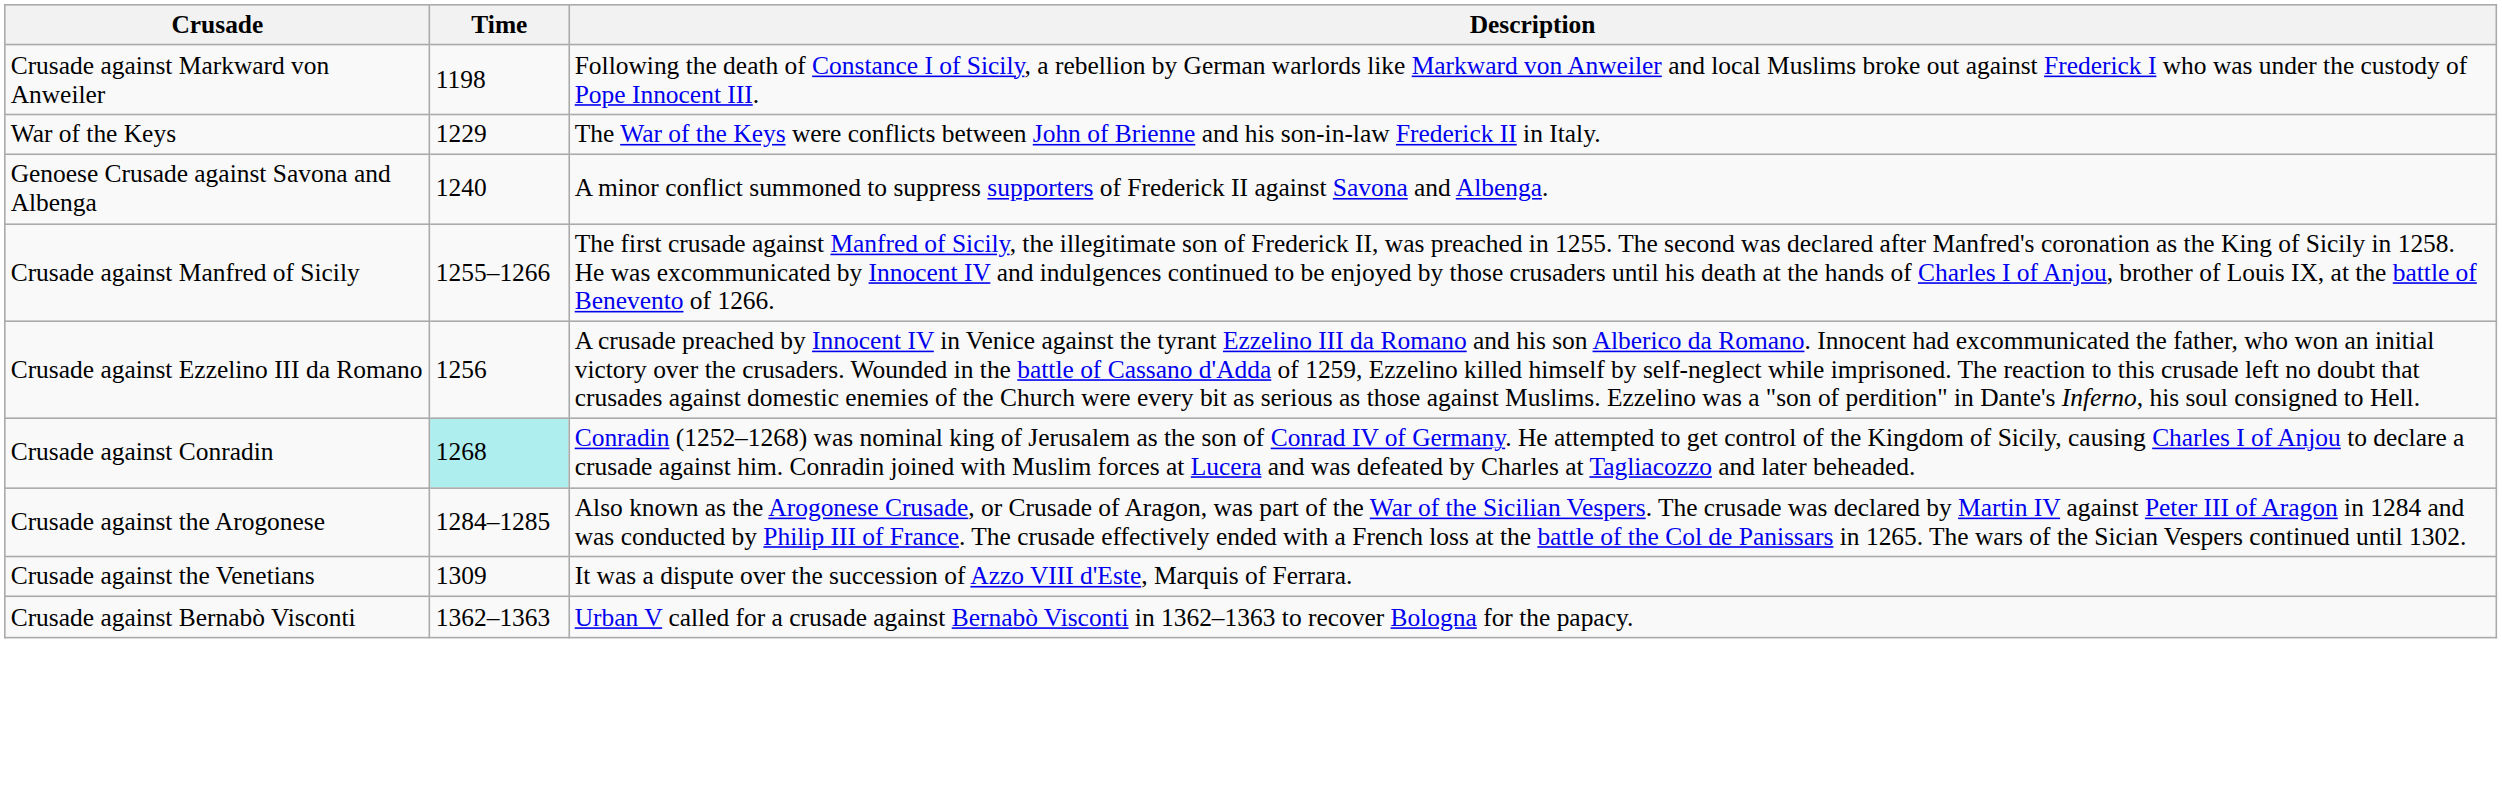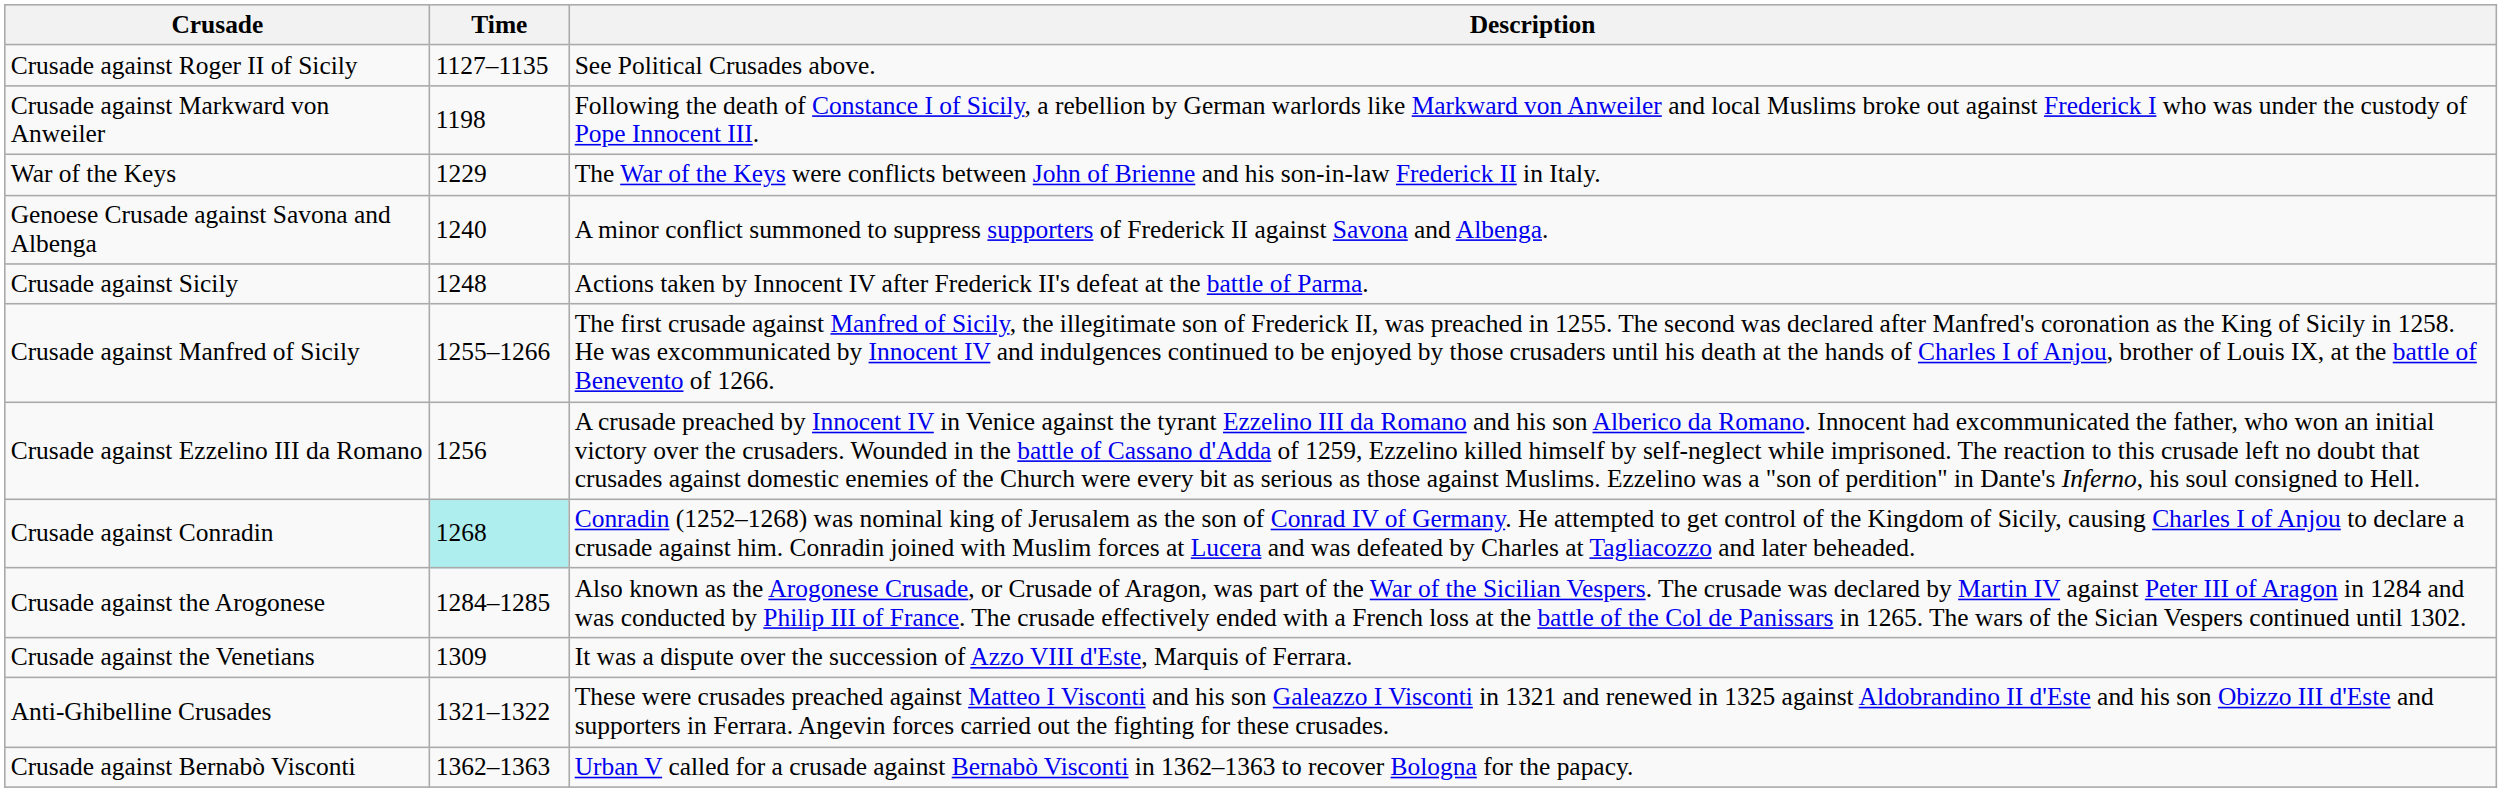+ row: (184, 65)
+ row: (124, 283)
+ row: (141, 711)
